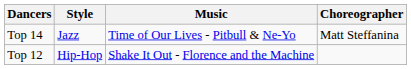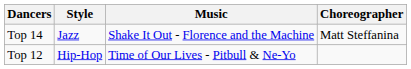(202, 34) Time of Our Lives - Pitbull & Ne-Yo -> (211, 34) Shake It Out - Florence and the Machine
(211, 54) Shake It Out - Florence and the Machine -> (202, 54) Time of Our Lives - Pitbull & Ne-Yo
